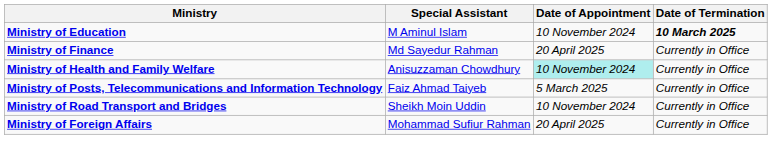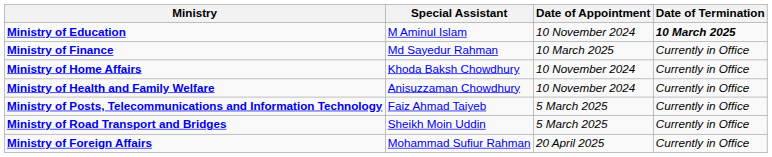(570, 50) 20 April 2025 -> (575, 50) 10 March 2025
+ row: (74, 69)
(586, 69) paleturquoise background -> (586, 87) no background
(586, 106) 10 November 2024 -> (572, 124) 5 March 2025
